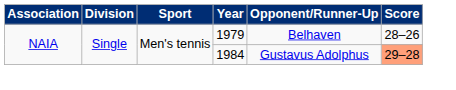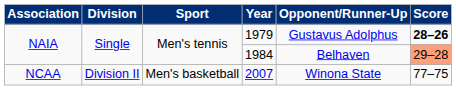(314, 34) Belhaven -> (343, 34) Gustavus Adolphus
(402, 34) normal -> (431, 34) bold
(314, 54) Gustavus Adolphus -> (343, 54) Belhaven
+ row: (259, 74)
